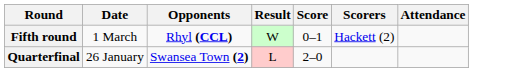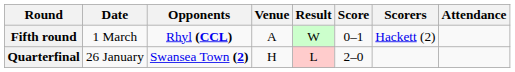+ column: (272, 15)
